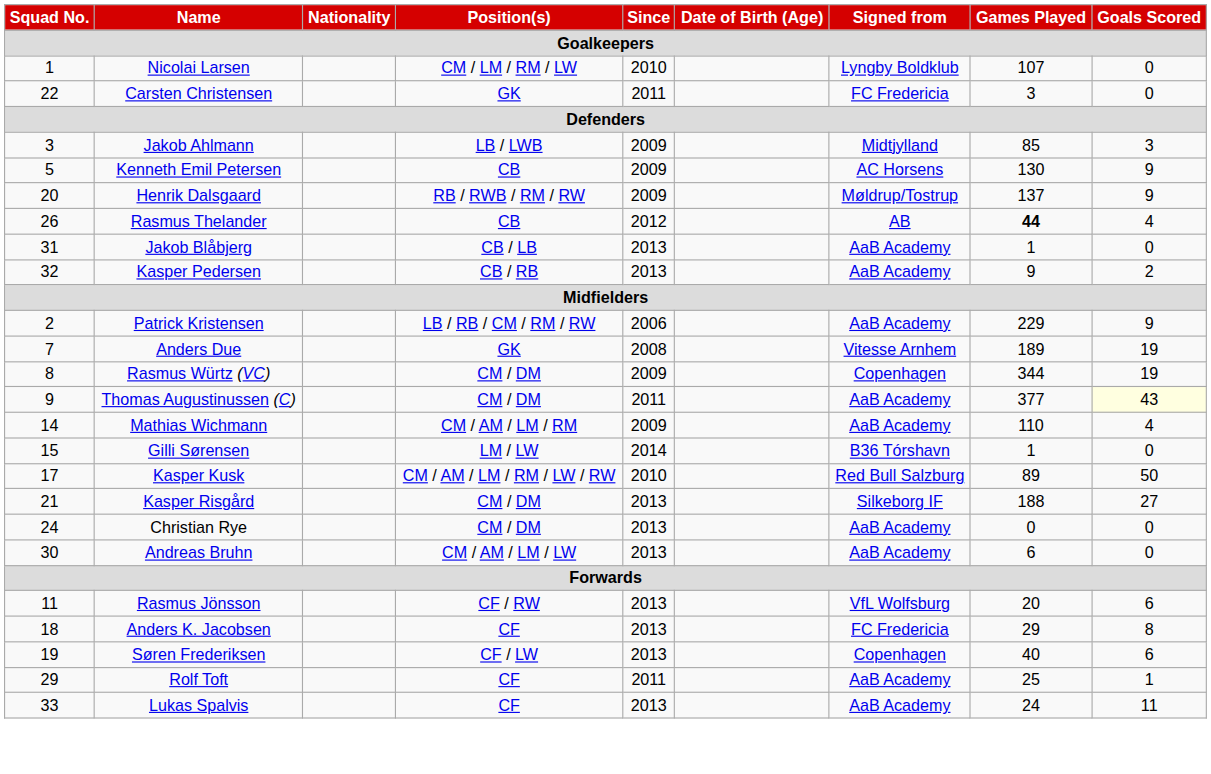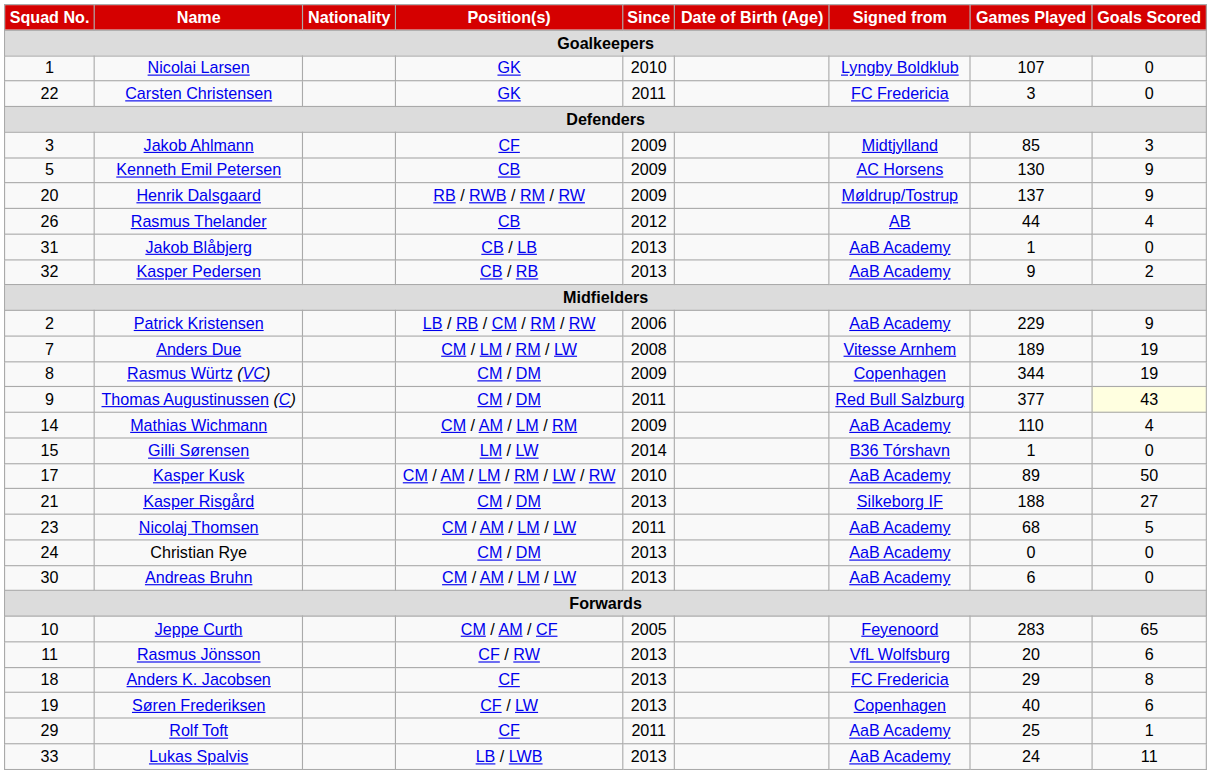(509, 69) CM / LM / RM / LW -> (509, 69) GK
(509, 145) LB / LWB -> (509, 145) CF
(1031, 222) bold -> (1031, 222) normal
(509, 349) GK -> (509, 349) CM / LM / RM / LW
(900, 400) AaB Academy -> (900, 400) Red Bull Salzburg
(900, 476) Red Bull Salzburg -> (900, 476) AaB Academy
+ row: (199, 527)
+ row: (199, 629)
(509, 706) CF -> (509, 757) LB / LWB
